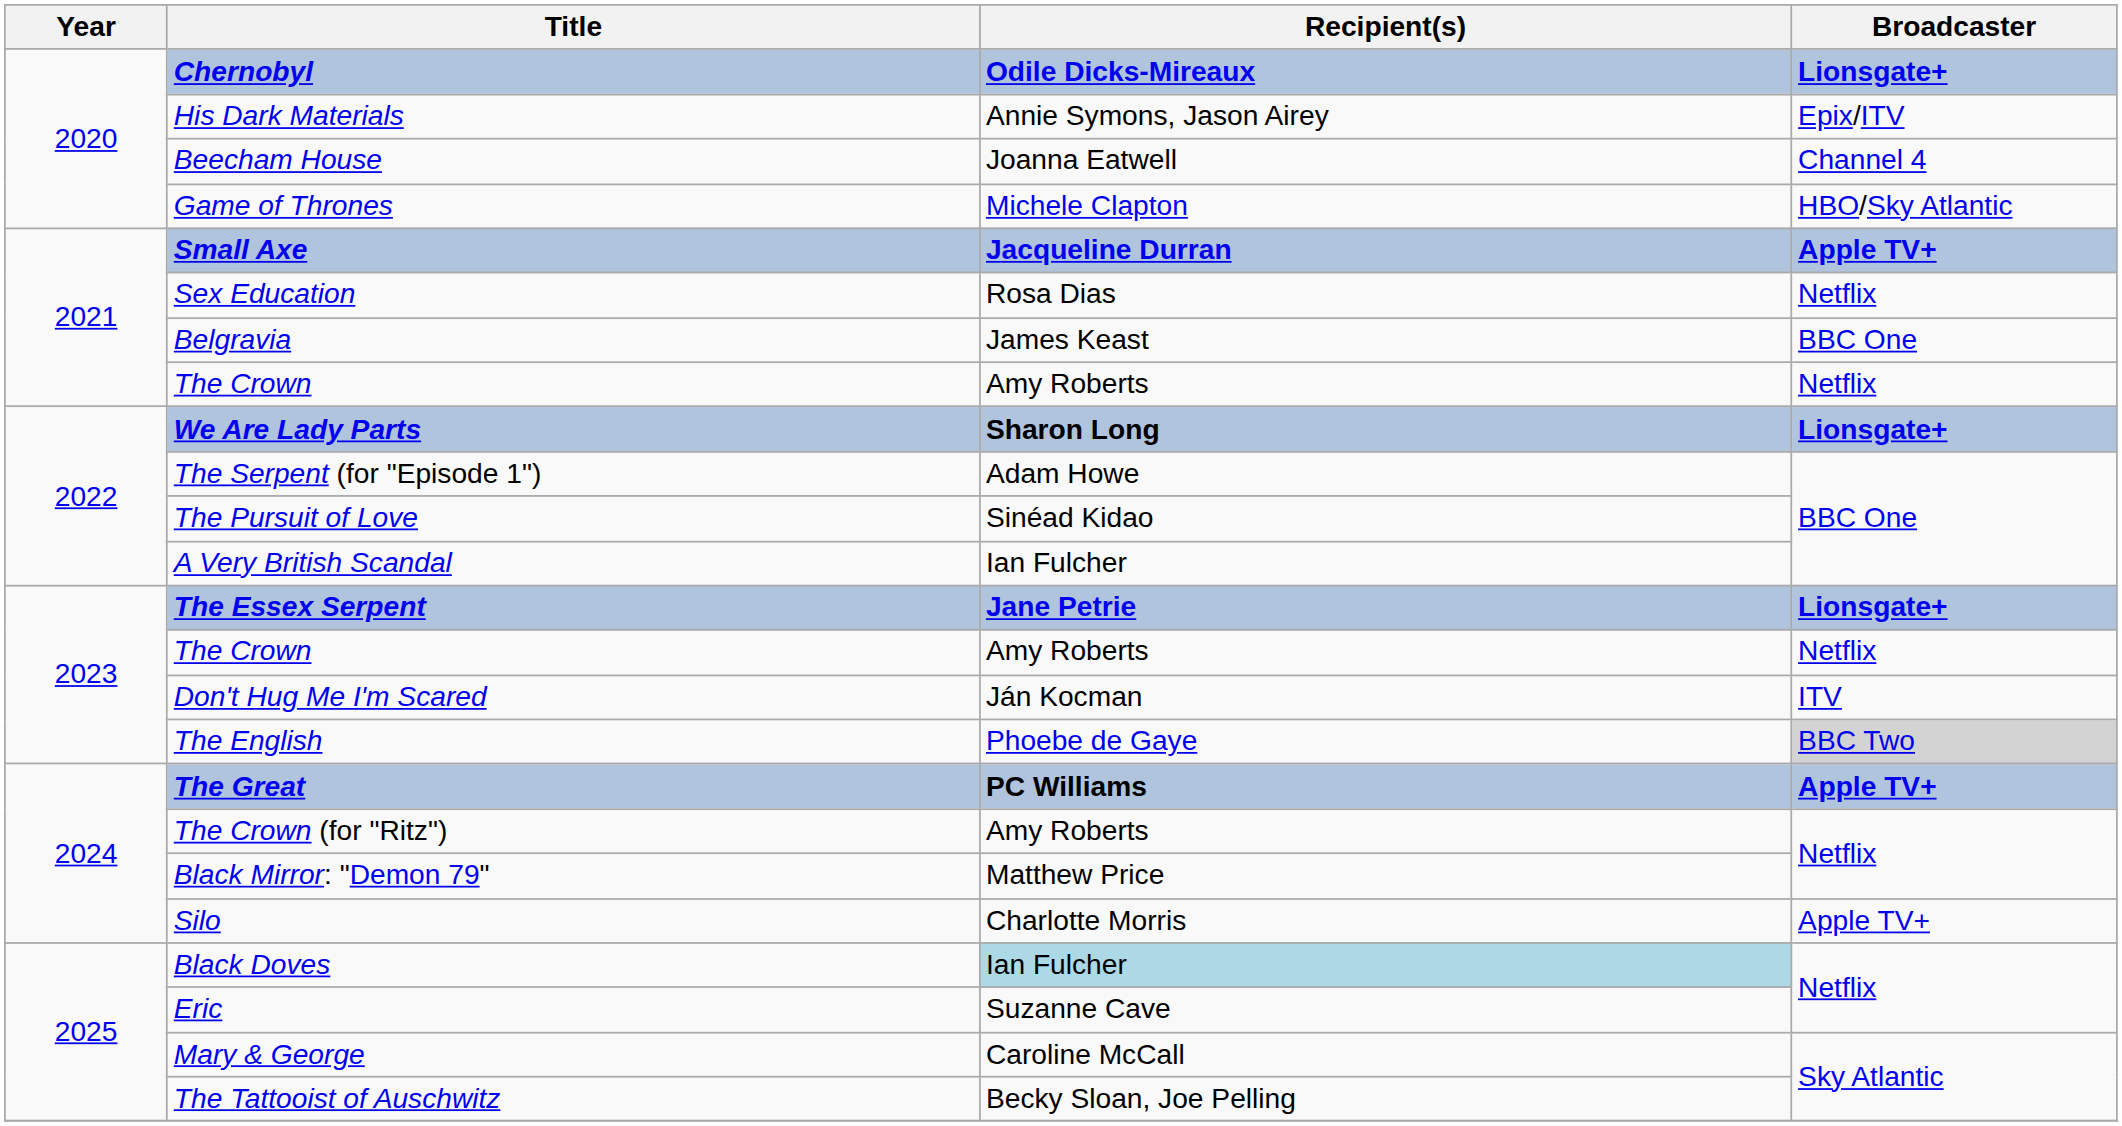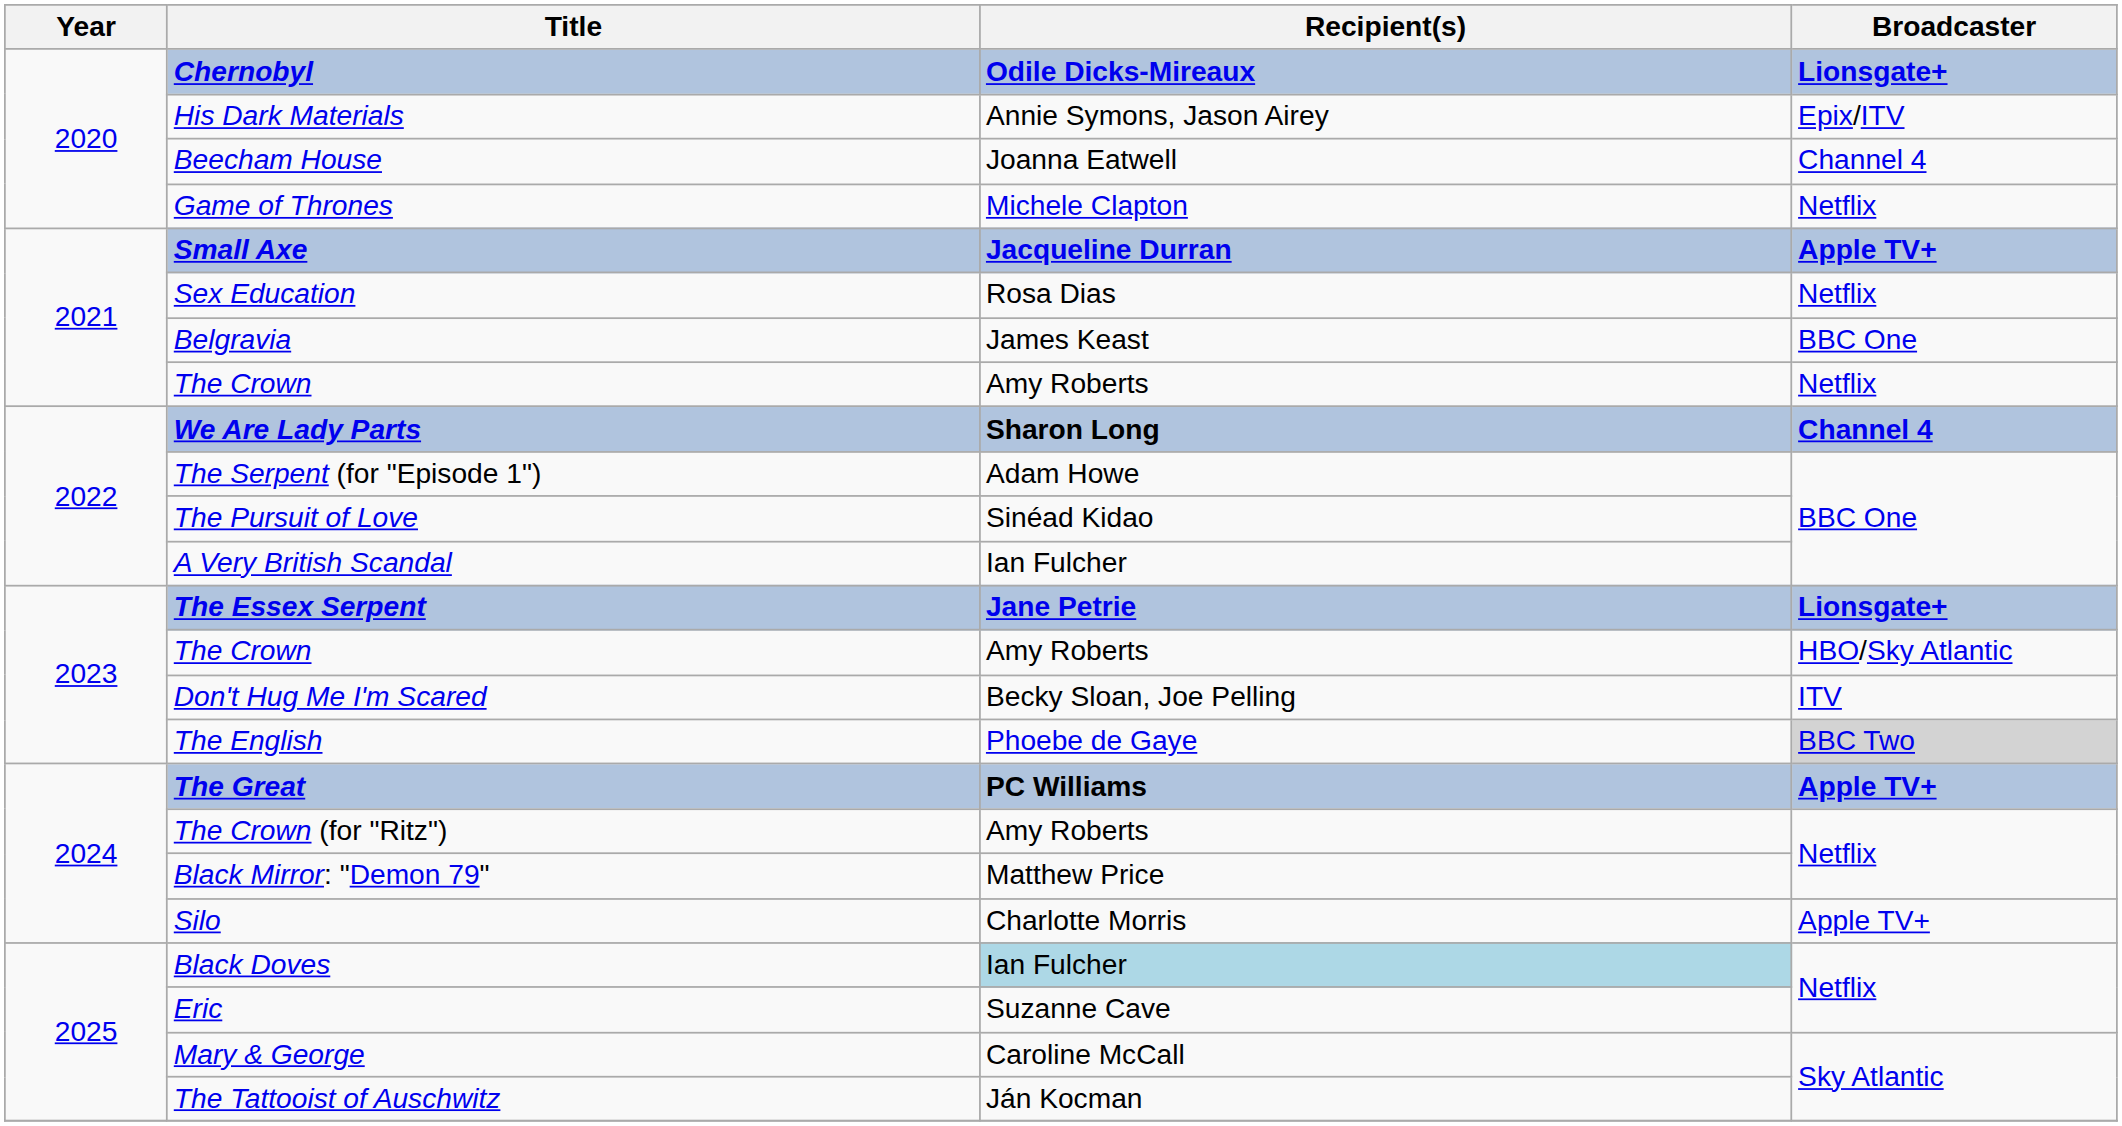(1905, 205) HBO/Sky Atlantic -> (1837, 205) Netflix
(1873, 428) Lionsgate+ -> (1865, 428) Channel 4
(1837, 652) Netflix -> (1905, 652) HBO/Sky Atlantic
(1064, 696) Ján Kocman -> (1141, 696) Becky Sloan, Joe Pelling
(1141, 1098) Becky Sloan, Joe Pelling -> (1064, 1098) Ján Kocman
